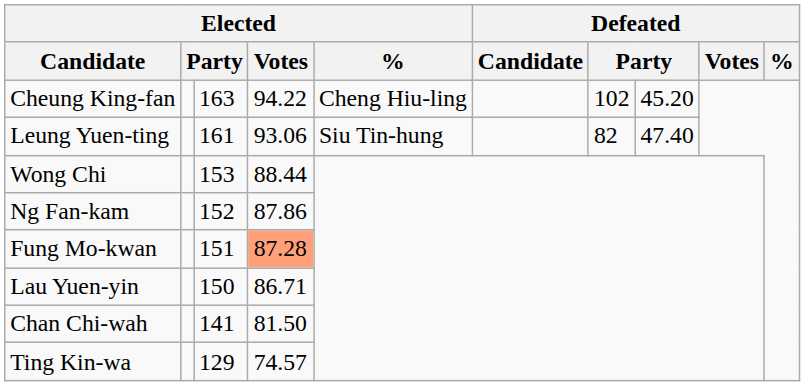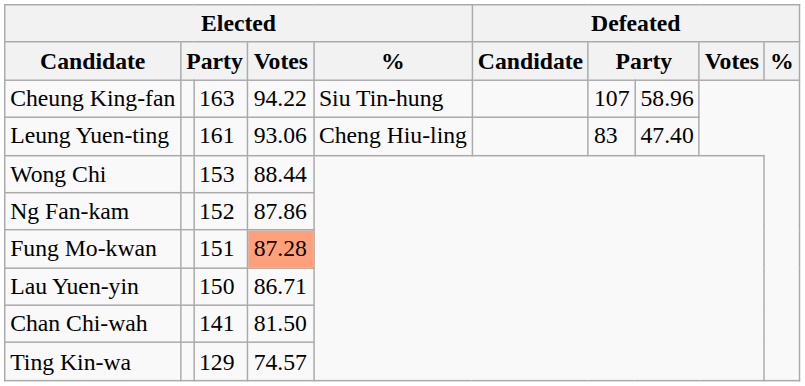(393, 98) Cheng Hiu-ling -> (381, 98) Siu Tin-hung
(612, 98) 102 -> (612, 98) 107
(667, 98) 45.20 -> (667, 98) 58.96
(381, 135) Siu Tin-hung -> (393, 135) Cheng Hiu-ling
(606, 135) 82 -> (606, 135) 83
